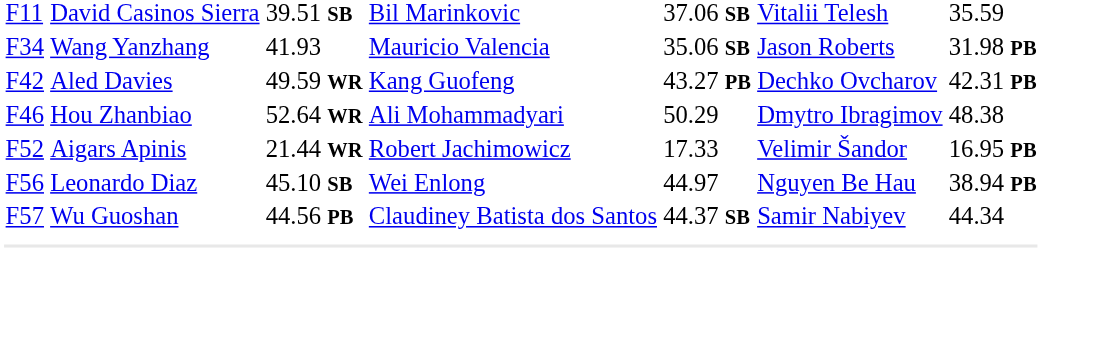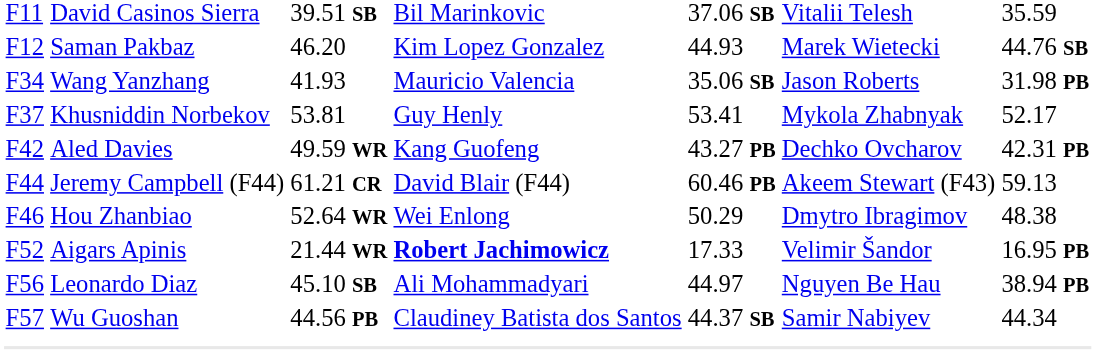+ row: (122, 47)
+ row: (160, 114)
+ row: (167, 182)
(466, 114) Ali Mohammadyari -> (452, 216) Wei Enlong
(470, 148) normal -> (501, 250) bold
(427, 182) Wei Enlong -> (491, 284) Ali Mohammadyari
